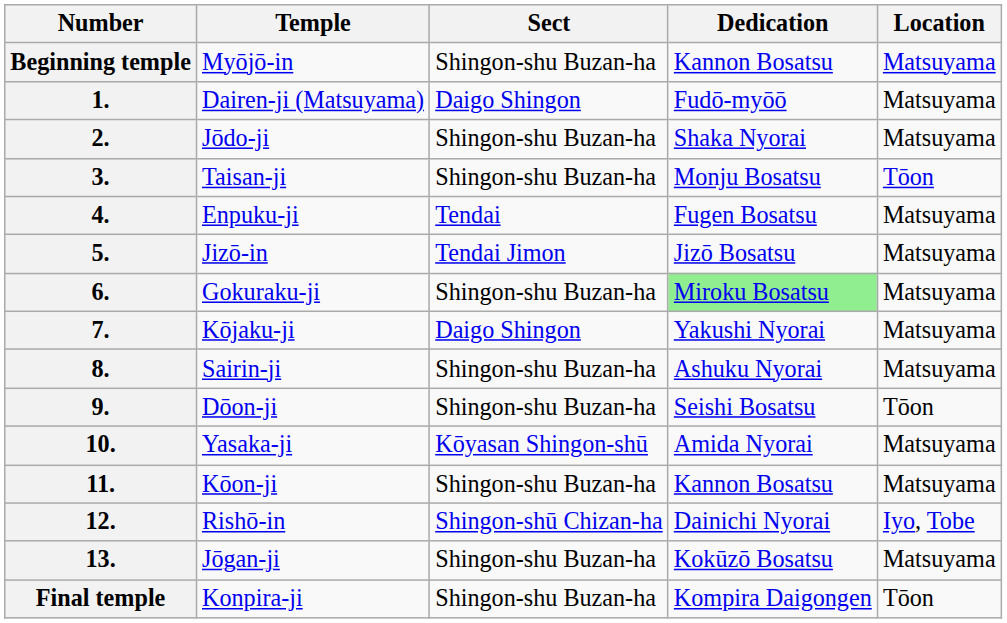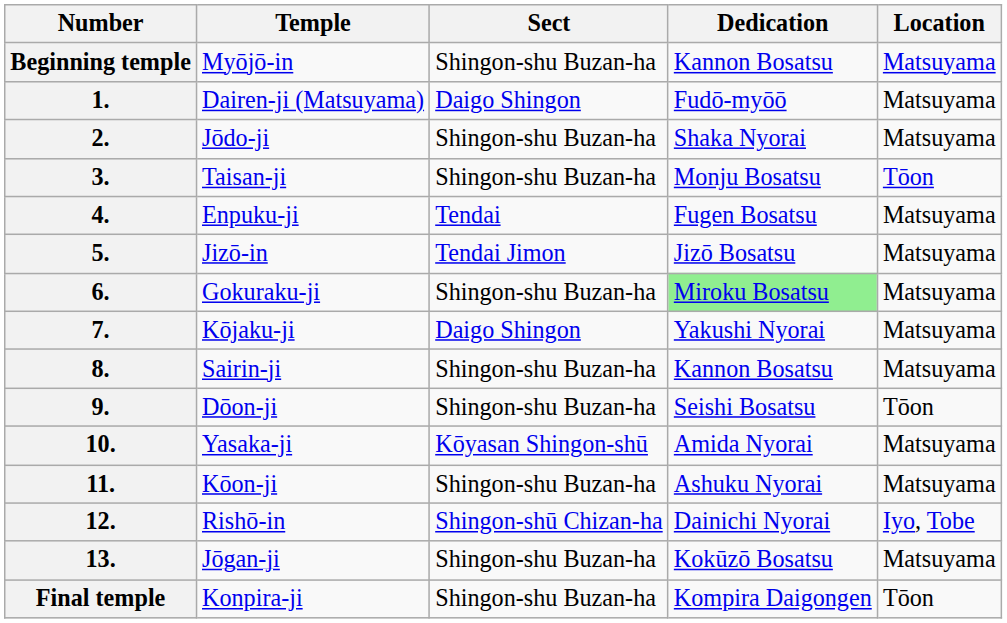(748, 368) Ashuku Nyorai -> (753, 368) Kannon Bosatsu
(753, 483) Kannon Bosatsu -> (748, 483) Ashuku Nyorai
